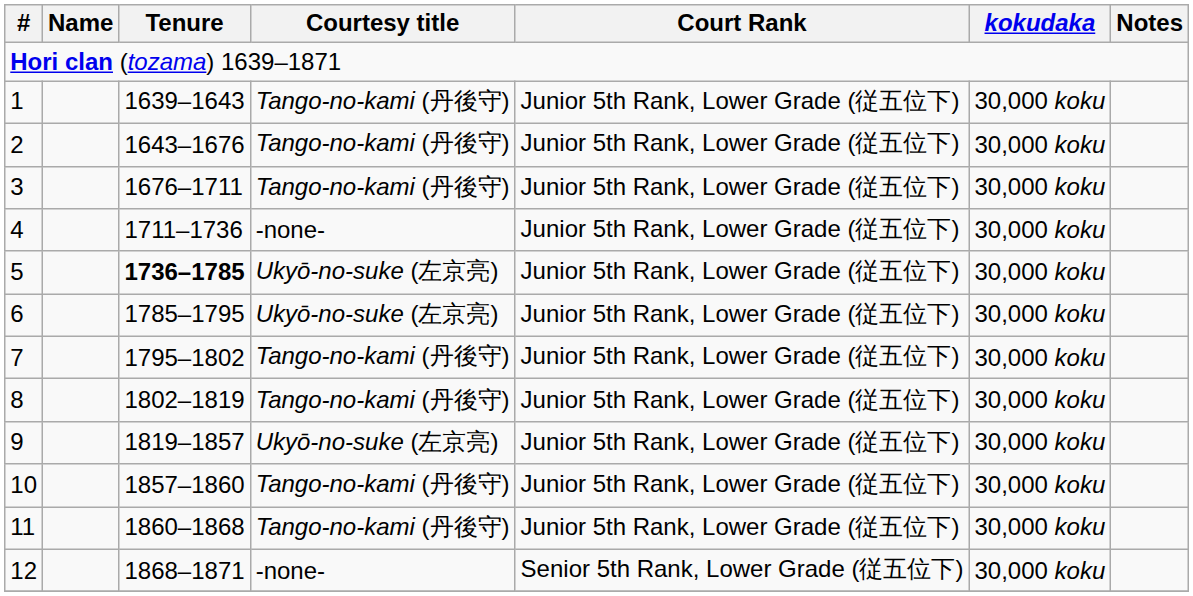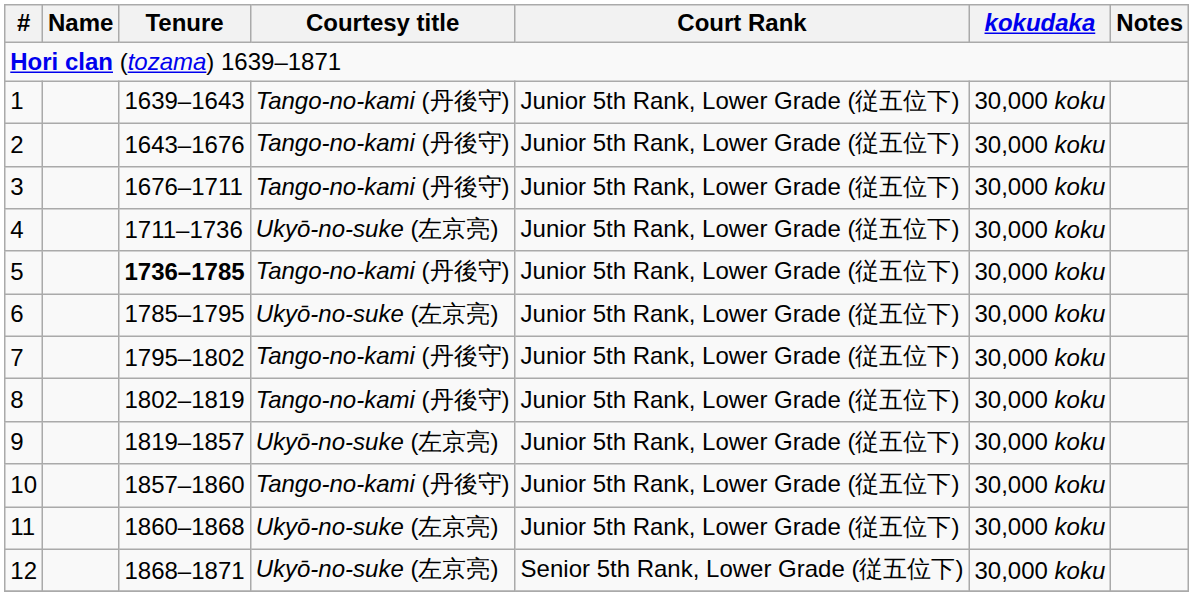(290, 229) -none- -> (377, 228) Ukyō-no-suke (左京亮)
(377, 271) Ukyō-no-suke (左京亮) -> (383, 271) Tango-no-kami (丹後守)
(383, 526) Tango-no-kami (丹後守) -> (377, 526) Ukyō-no-suke (左京亮)
(290, 570) -none- -> (377, 569) Ukyō-no-suke (左京亮)
